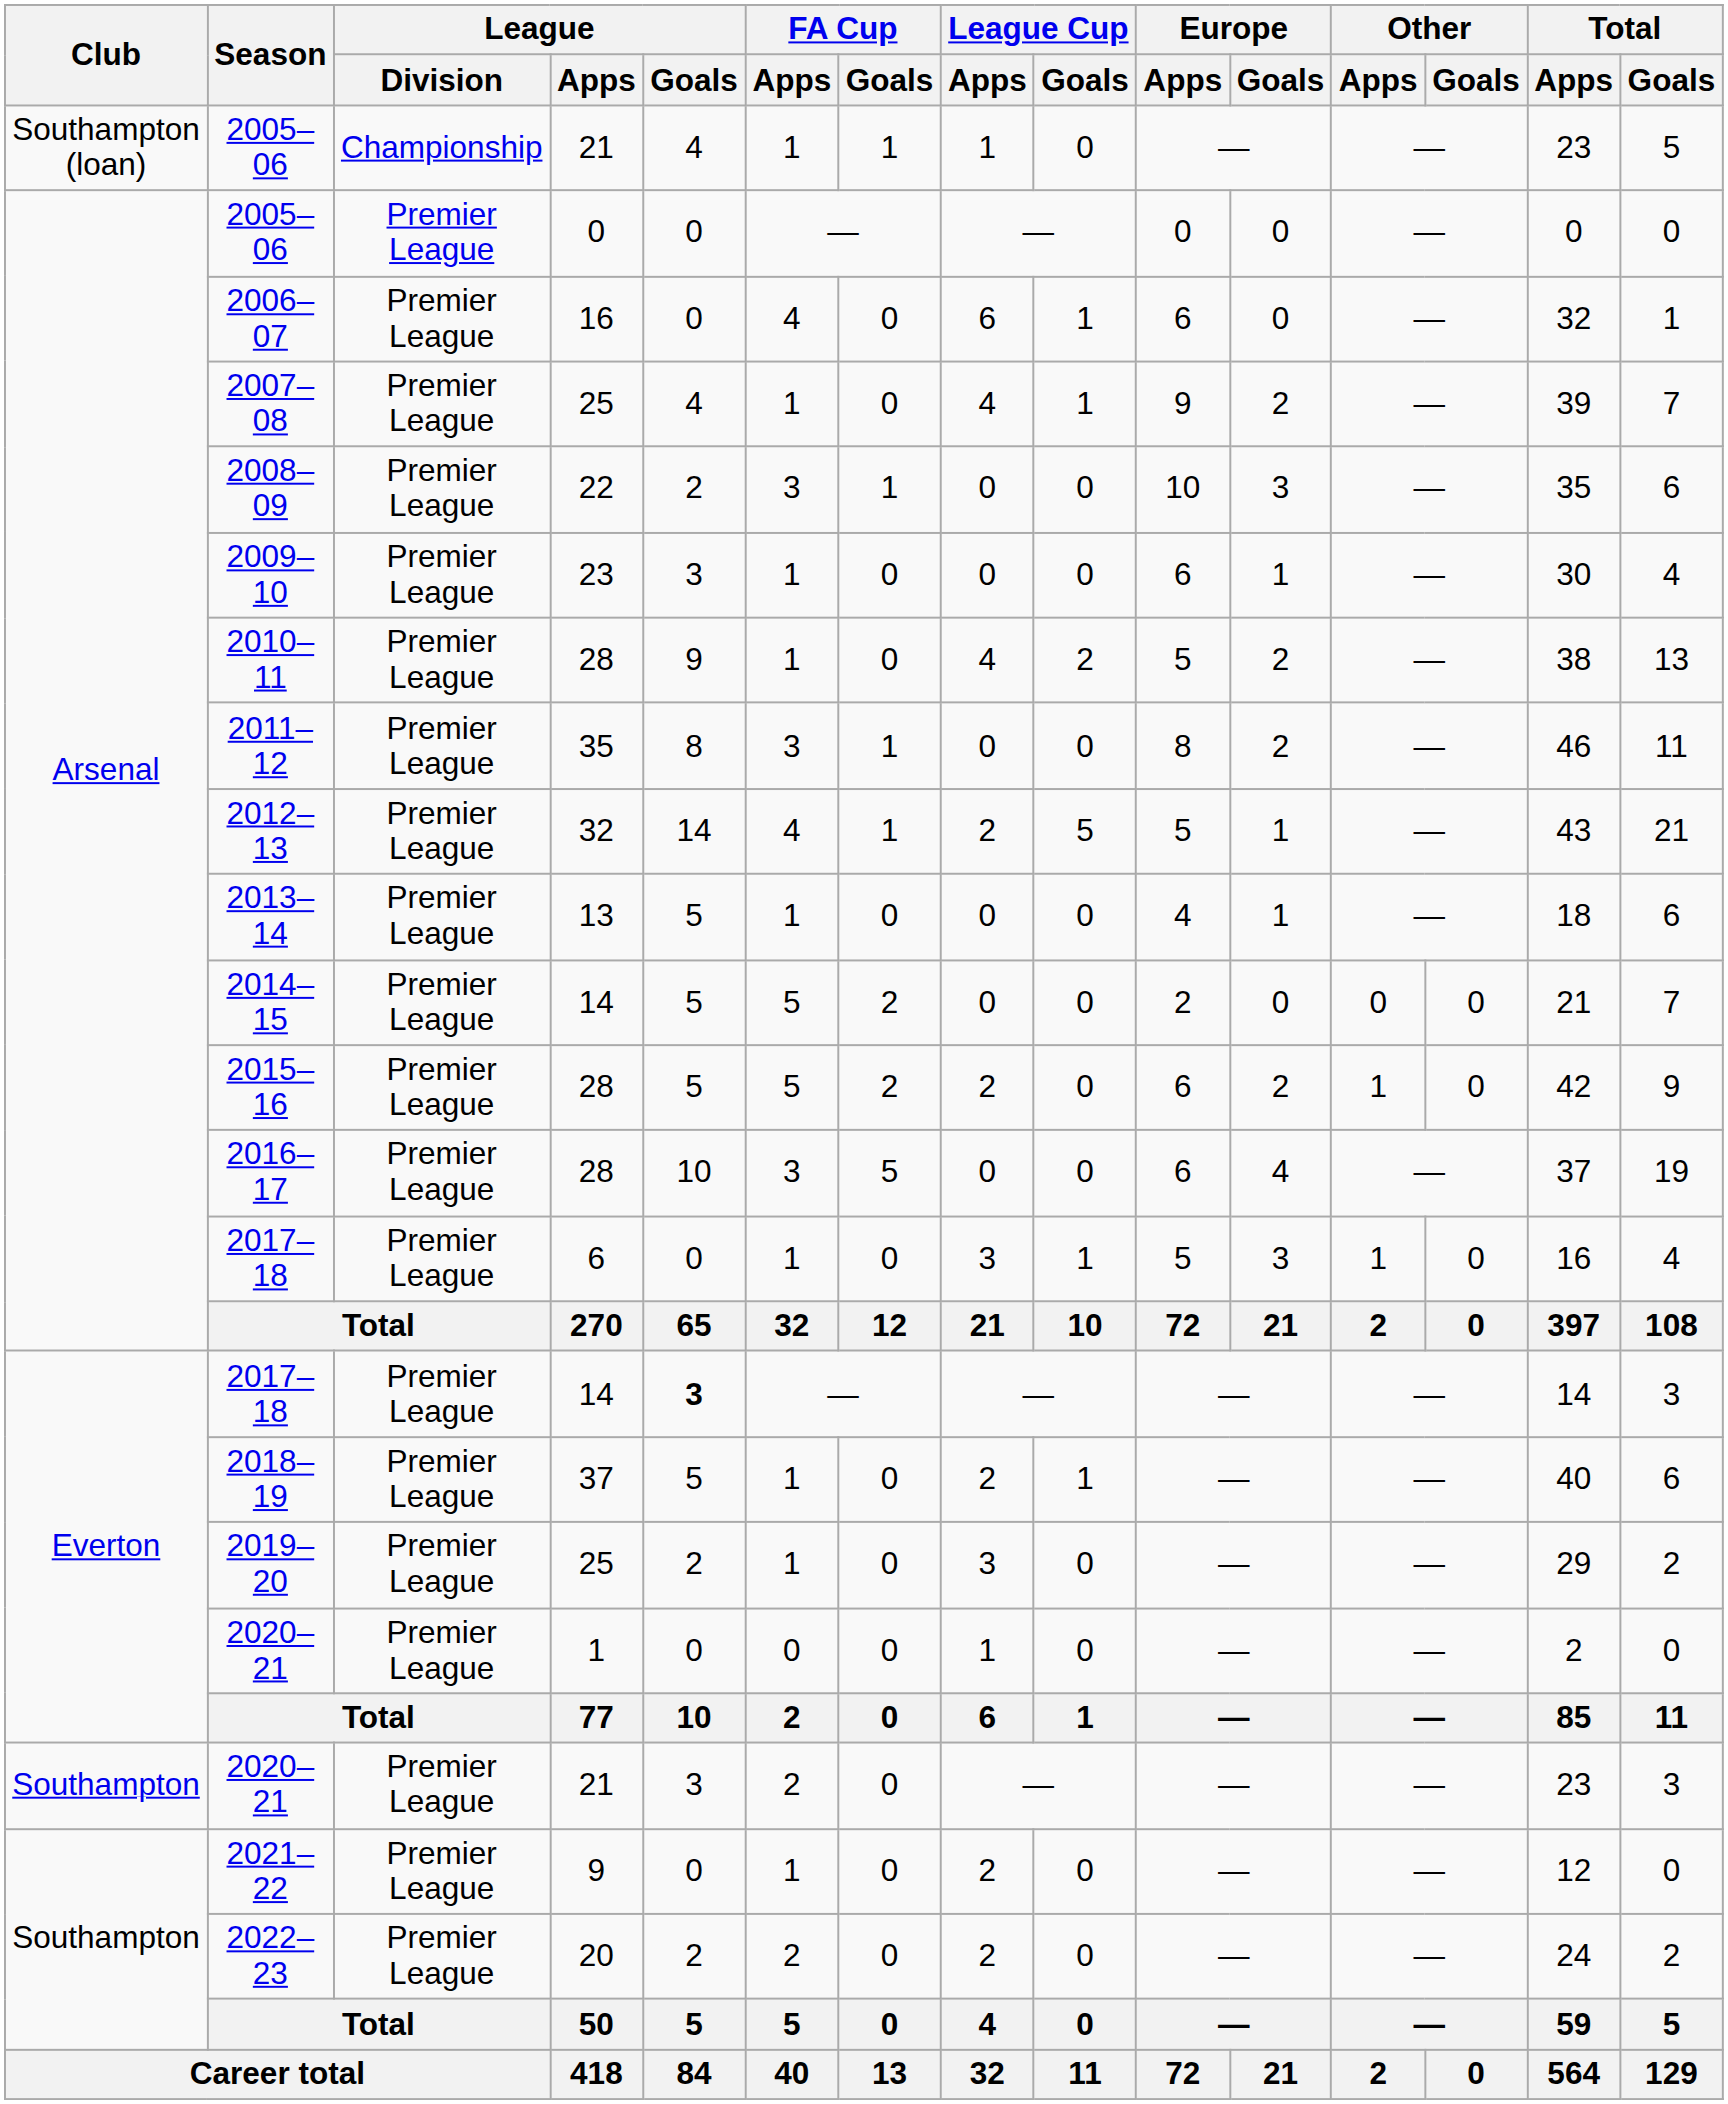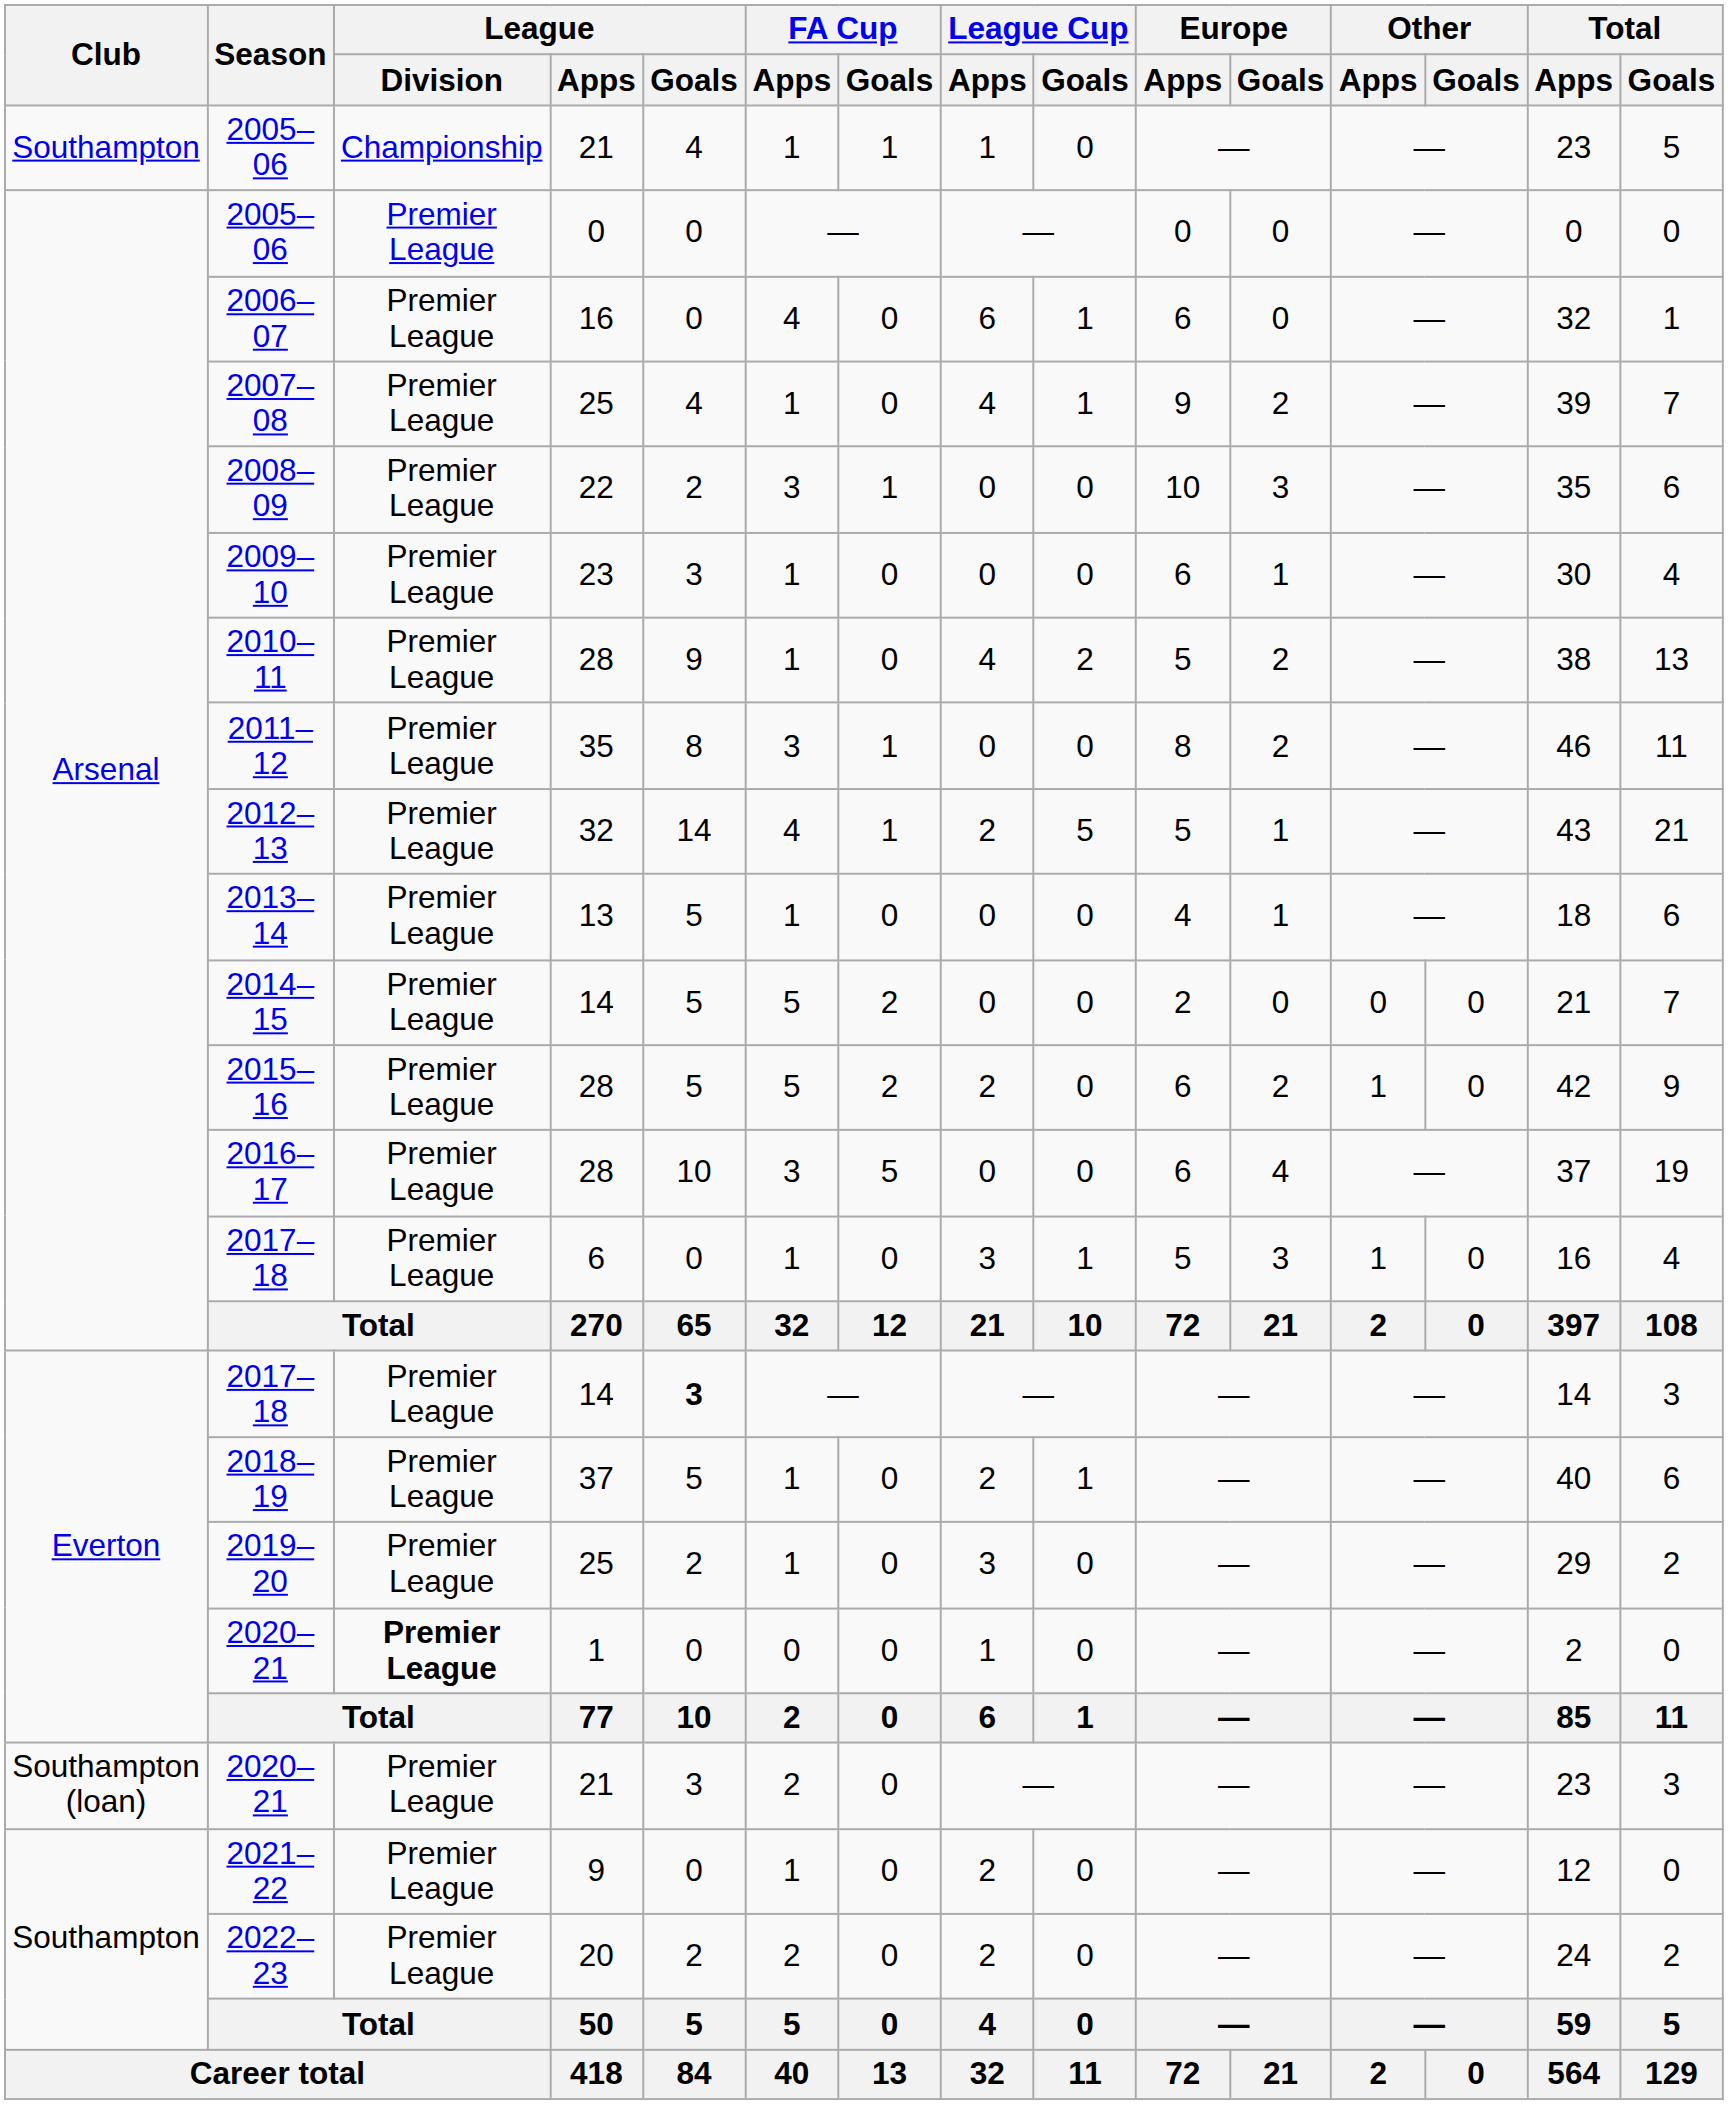(106, 147) Southampton (loan) -> (106, 147) Southampton
(442, 1649) normal -> (442, 1649) bold
(106, 1785) Southampton -> (106, 1785) Southampton (loan)
